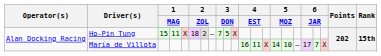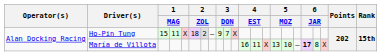(220, 33) 7 -> (220, 33) 9
(227, 33) 5 -> (227, 33) 7
(276, 45) 14 -> (276, 45) 13
(307, 45) normal -> (307, 45) bold
(317, 45) 7 -> (317, 45) 8
